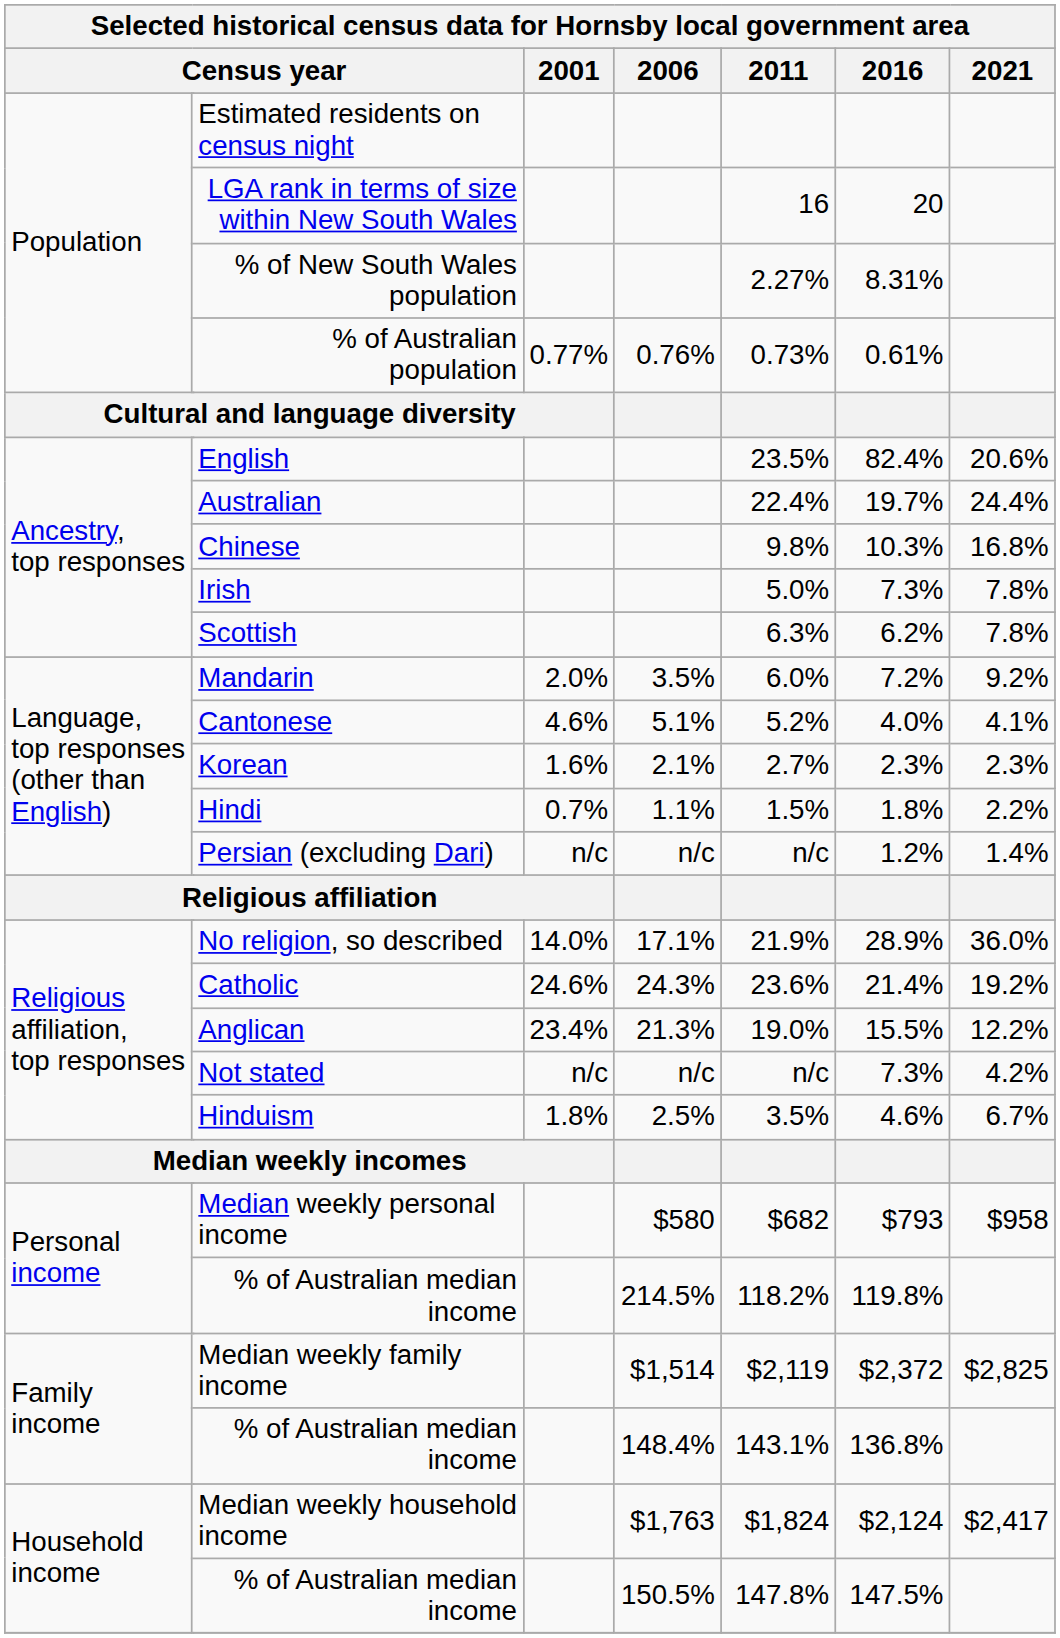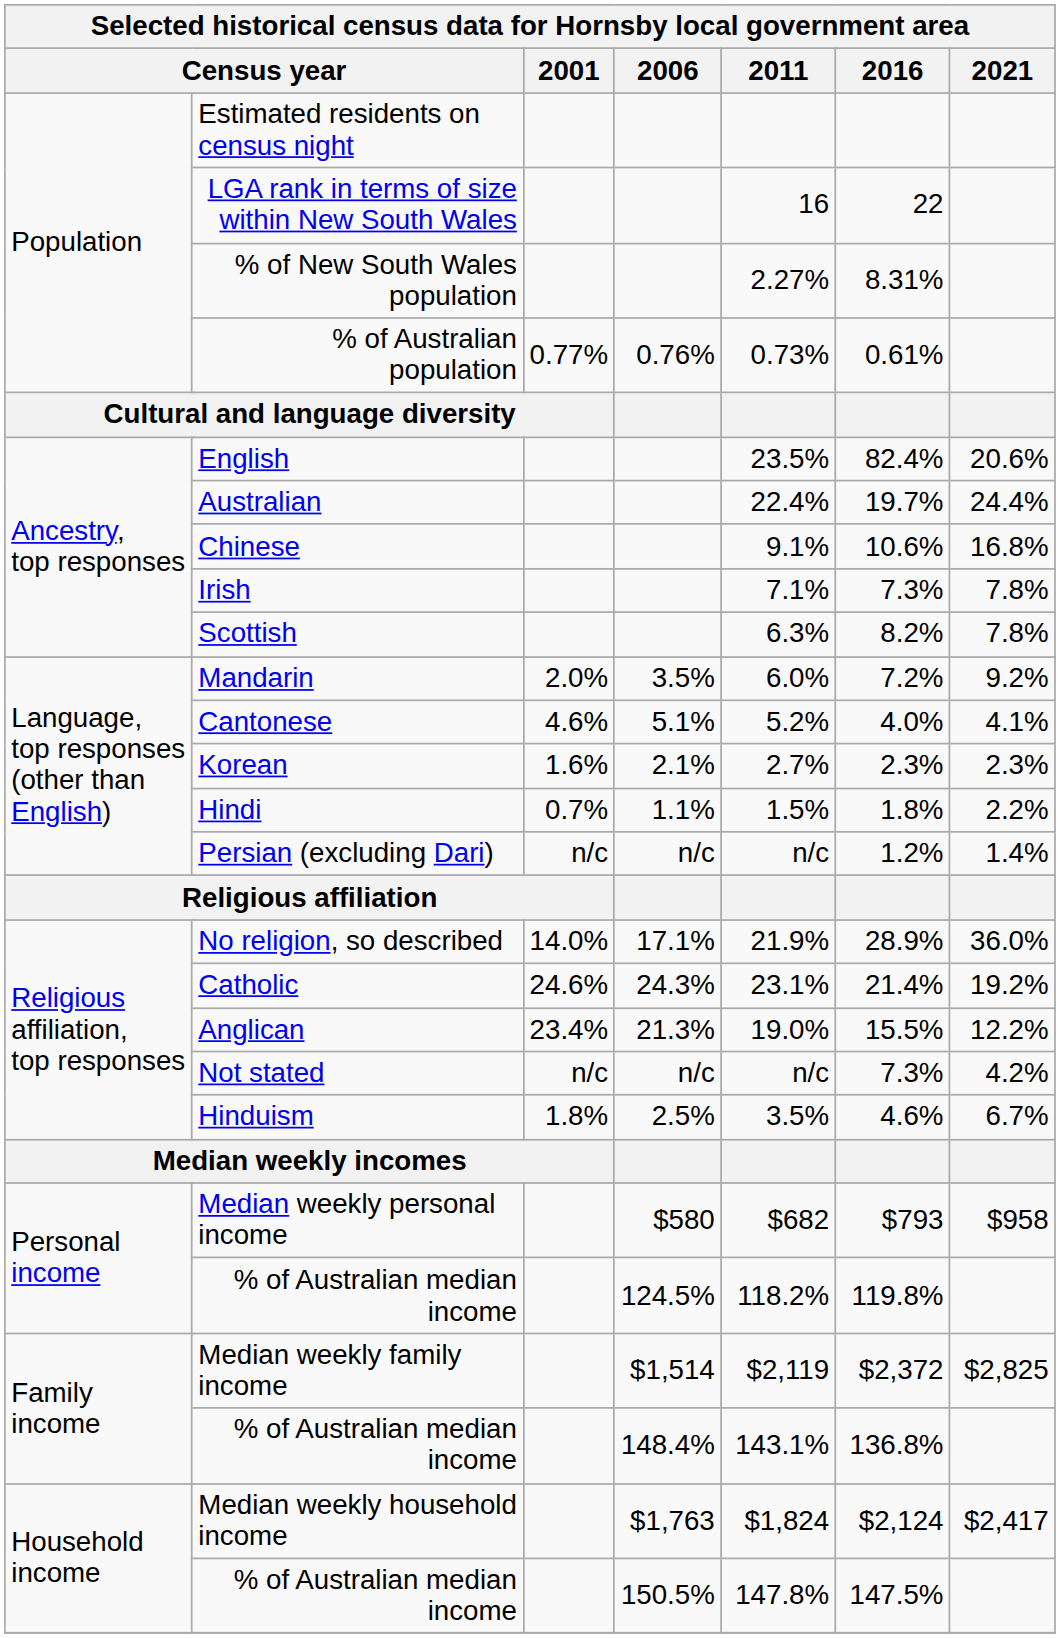(924, 204) 20 -> (924, 204) 22
(798, 546) 9.8% -> (798, 546) 9.1%
(900, 546) 10.3% -> (900, 546) 10.6%
(798, 589) 5.0% -> (798, 589) 7.1%
(908, 633) 6.2% -> (908, 633) 8.2%
(786, 985) 23.6% -> (786, 985) 23.1%
(668, 1295) 214.5% -> (668, 1295) 124.5%
